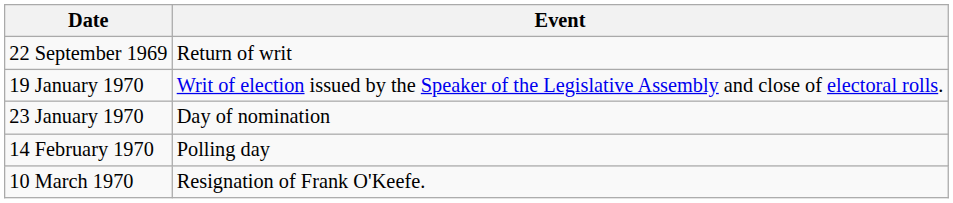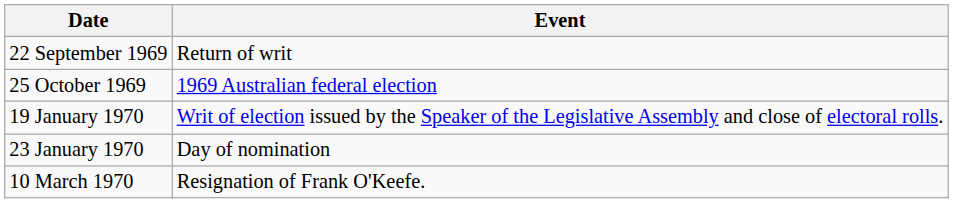+ row: (78, 85)
- row: (82, 149)
